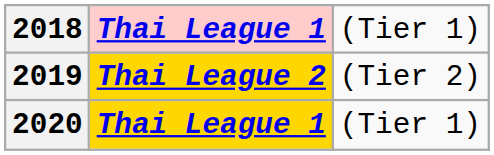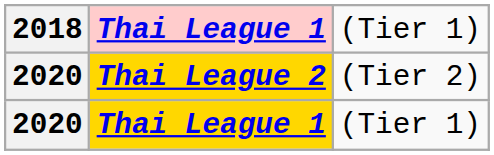(47, 77) 2019 -> (47, 77) 2020
